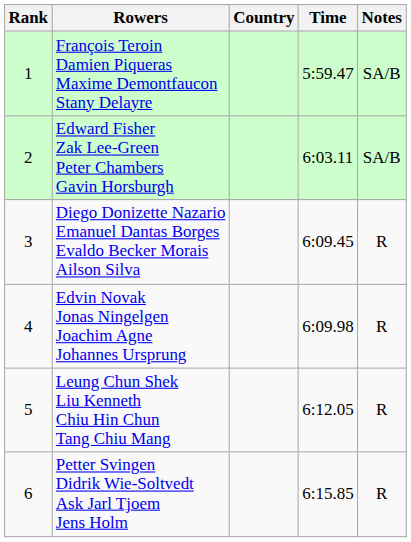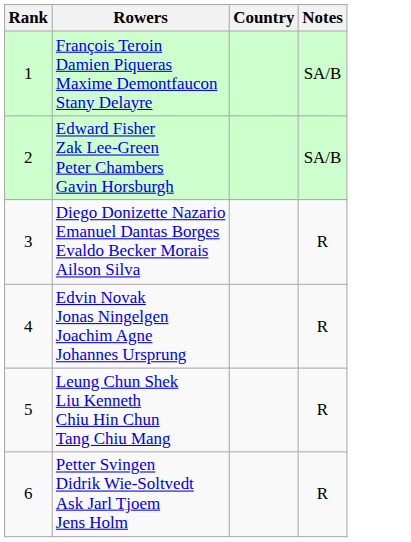- column: (328, 17)
